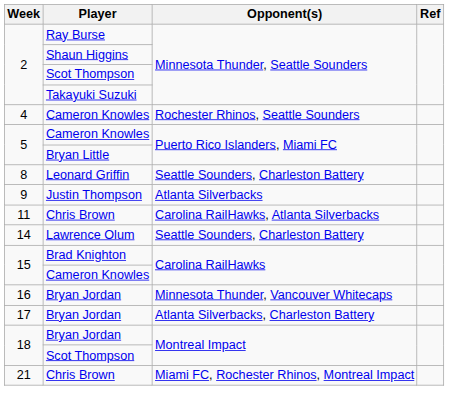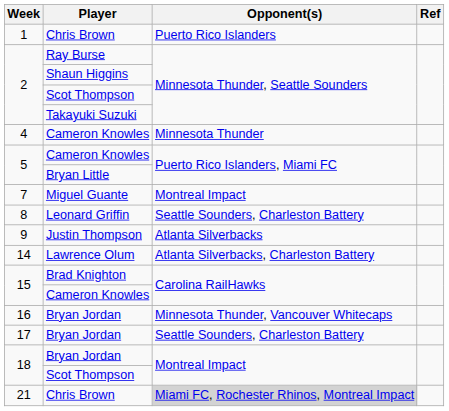+ row: (24, 34)
(257, 114) Rochester Rhinos, Seattle Sounders -> (209, 134) Minnesota Thunder
+ row: (24, 194)
- row: (24, 214)
(259, 235) Seattle Sounders, Charleston Battery -> (265, 255) Atlanta Silverbacks, Charleston Battery
(265, 315) Atlanta Silverbacks, Charleston Battery -> (259, 335) Seattle Sounders, Charleston Battery
(285, 375) no background -> (285, 395) lightgrey background
